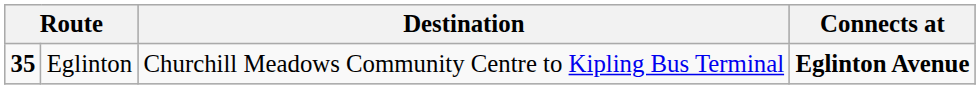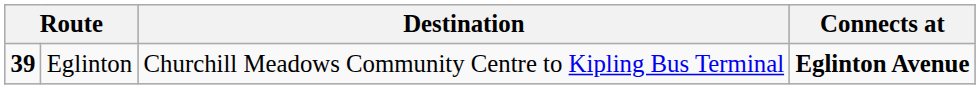(23, 63) 35 -> (23, 63) 39
